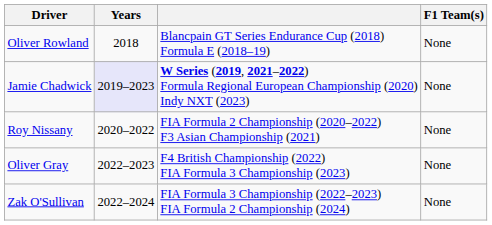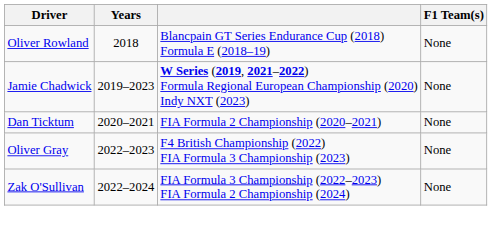(126, 87) lavender background -> (126, 87) no background
+ row: (41, 122)
- row: (40, 130)
